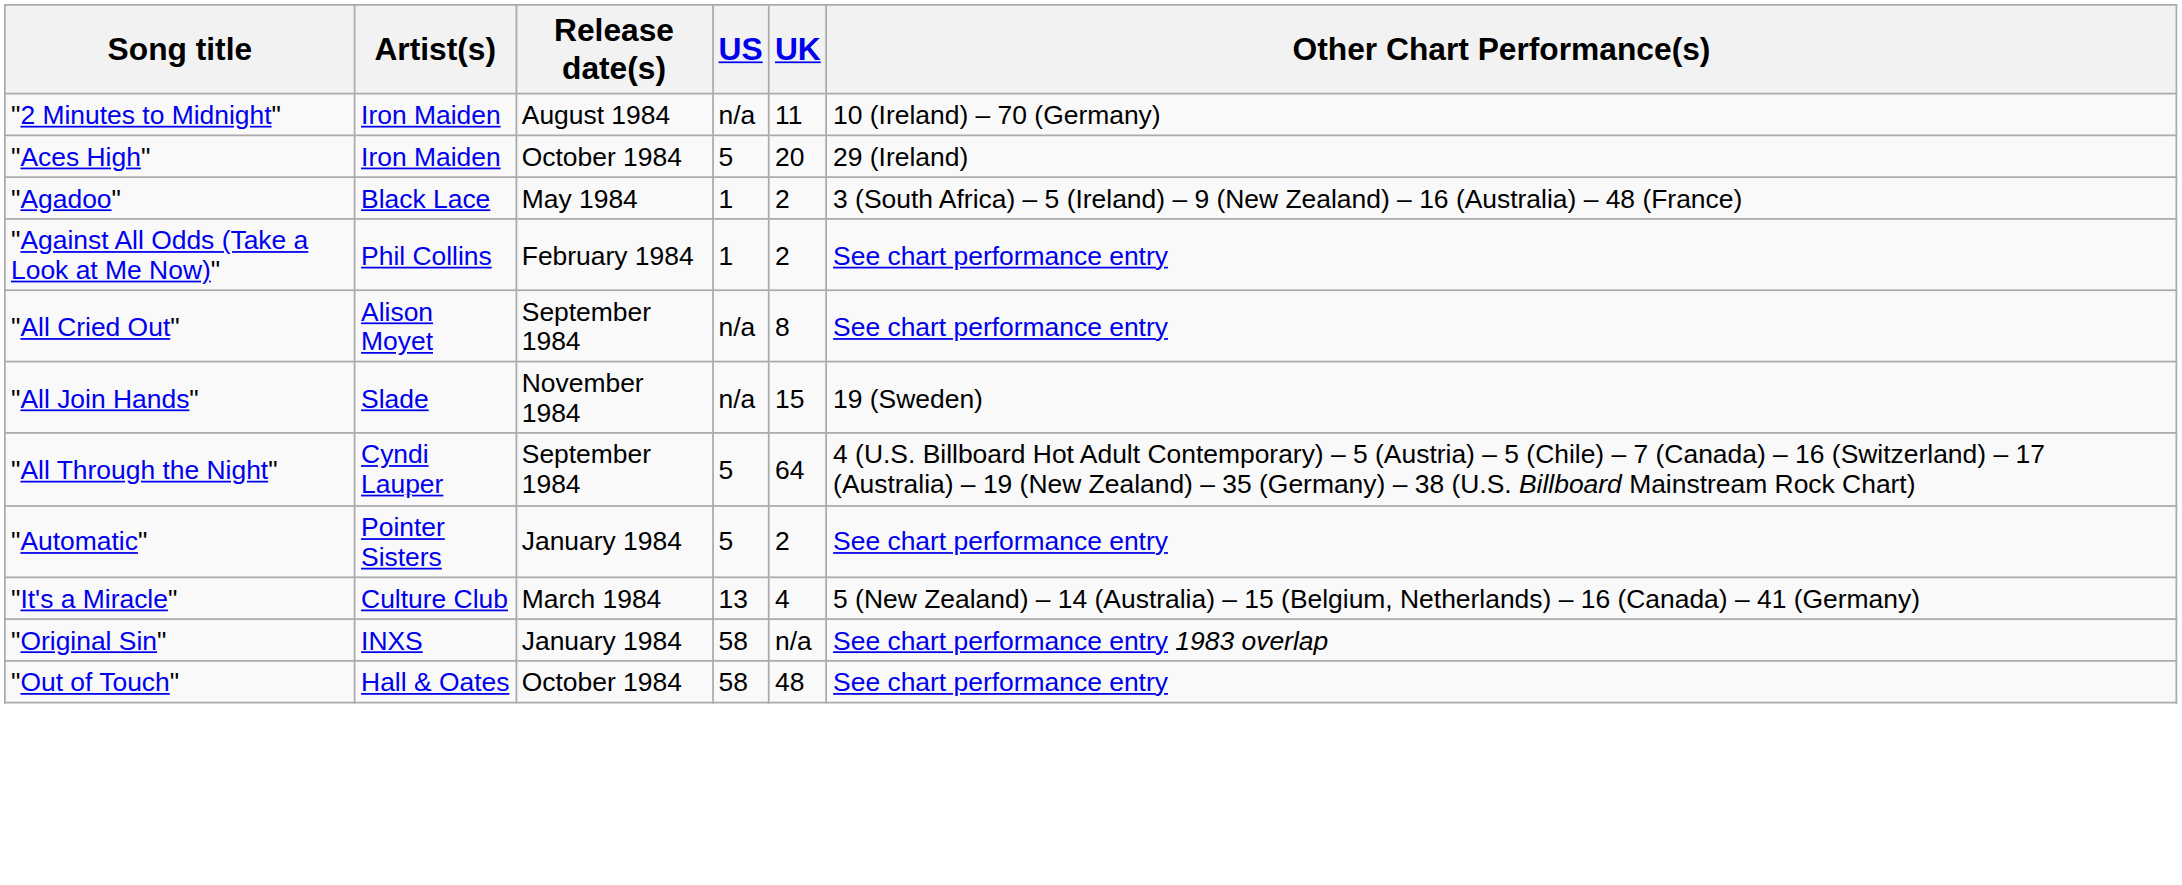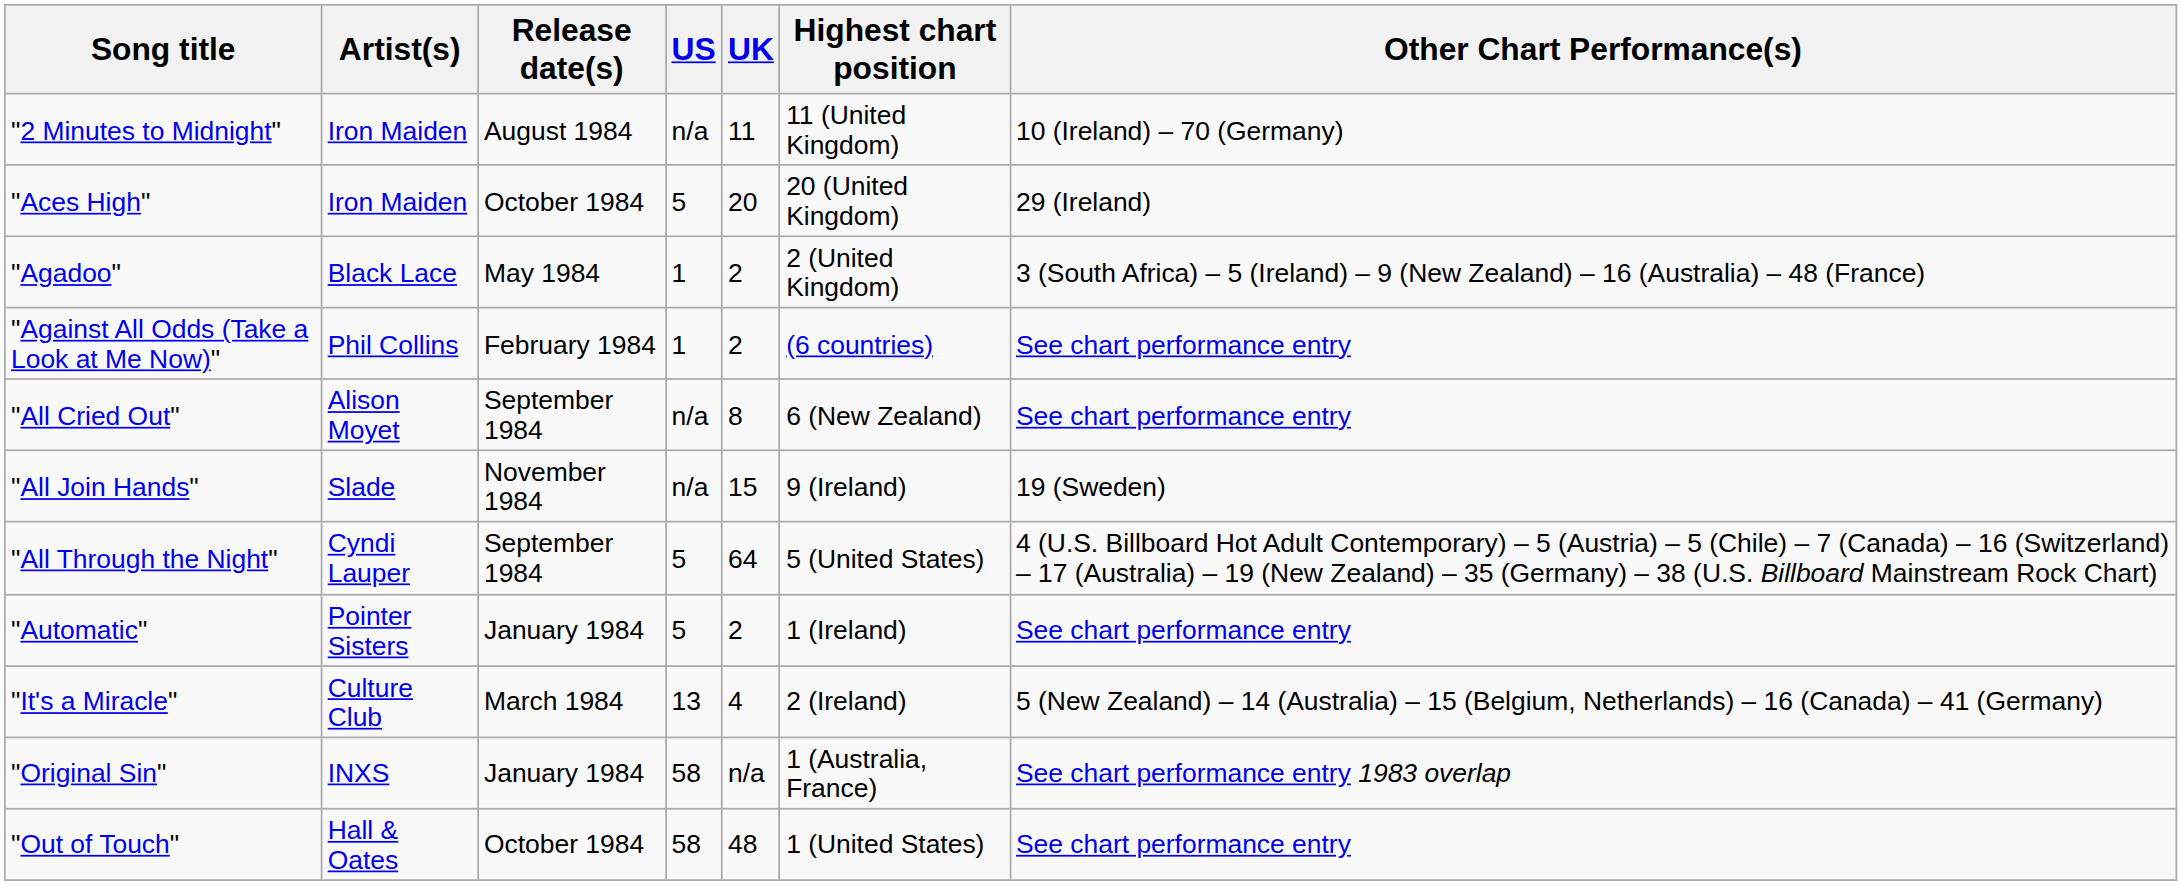+ column: (895, 49)
